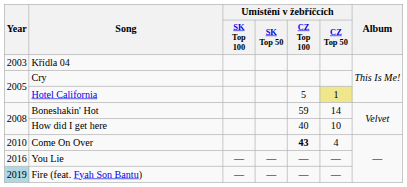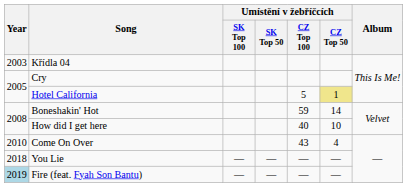(304, 142) bold -> (304, 142) normal
(17, 158) 2016 -> (17, 158) 2018
